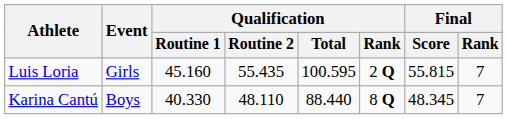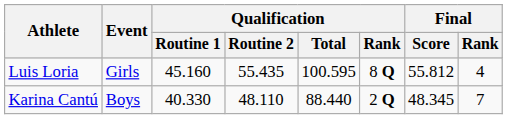(382, 72) 2 Q -> (382, 72) 8 Q
(431, 72) 55.815 -> (431, 72) 55.812
(480, 72) 7 -> (480, 72) 4
(382, 99) 8 Q -> (382, 99) 2 Q
